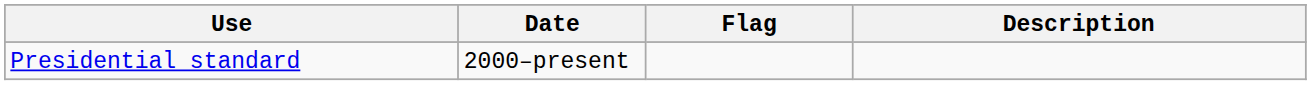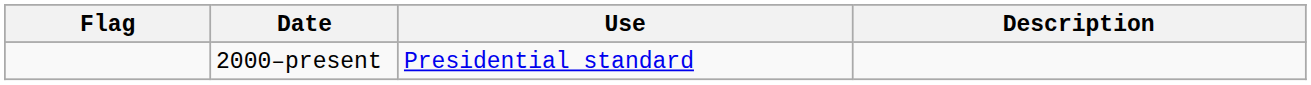columns swapped: (749, 24) <-> (232, 24)
